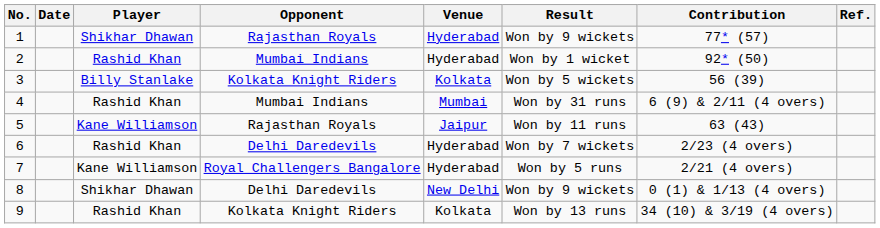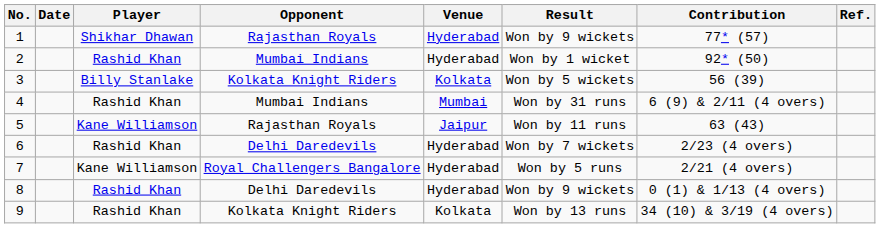(137, 190) Shikhar Dhawan -> (137, 190) Rashid Khan
(463, 190) New Delhi -> (463, 190) Hyderabad
